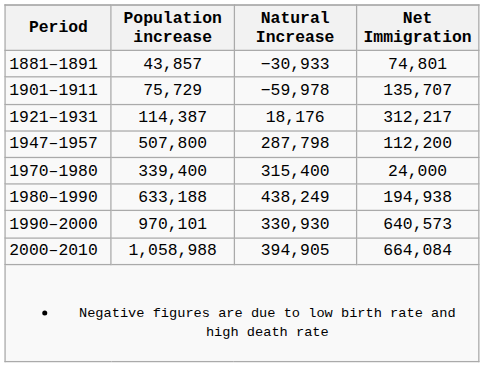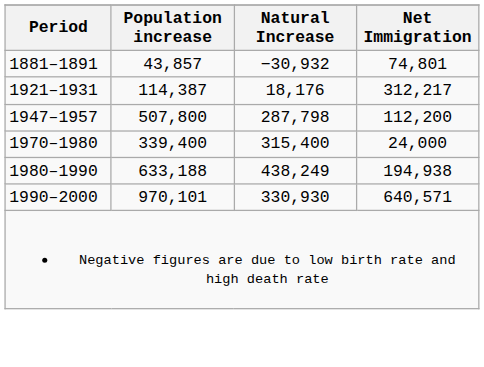(295, 64) −30,933 -> (295, 64) −30,932
- row: (54, 91)
(418, 224) 640,573 -> (418, 197) 640,571
- row: (54, 251)
